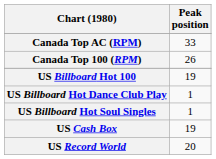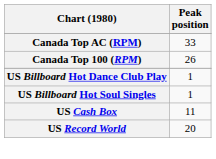- row: (87, 77)
(190, 128) 19 -> (190, 111) 11
